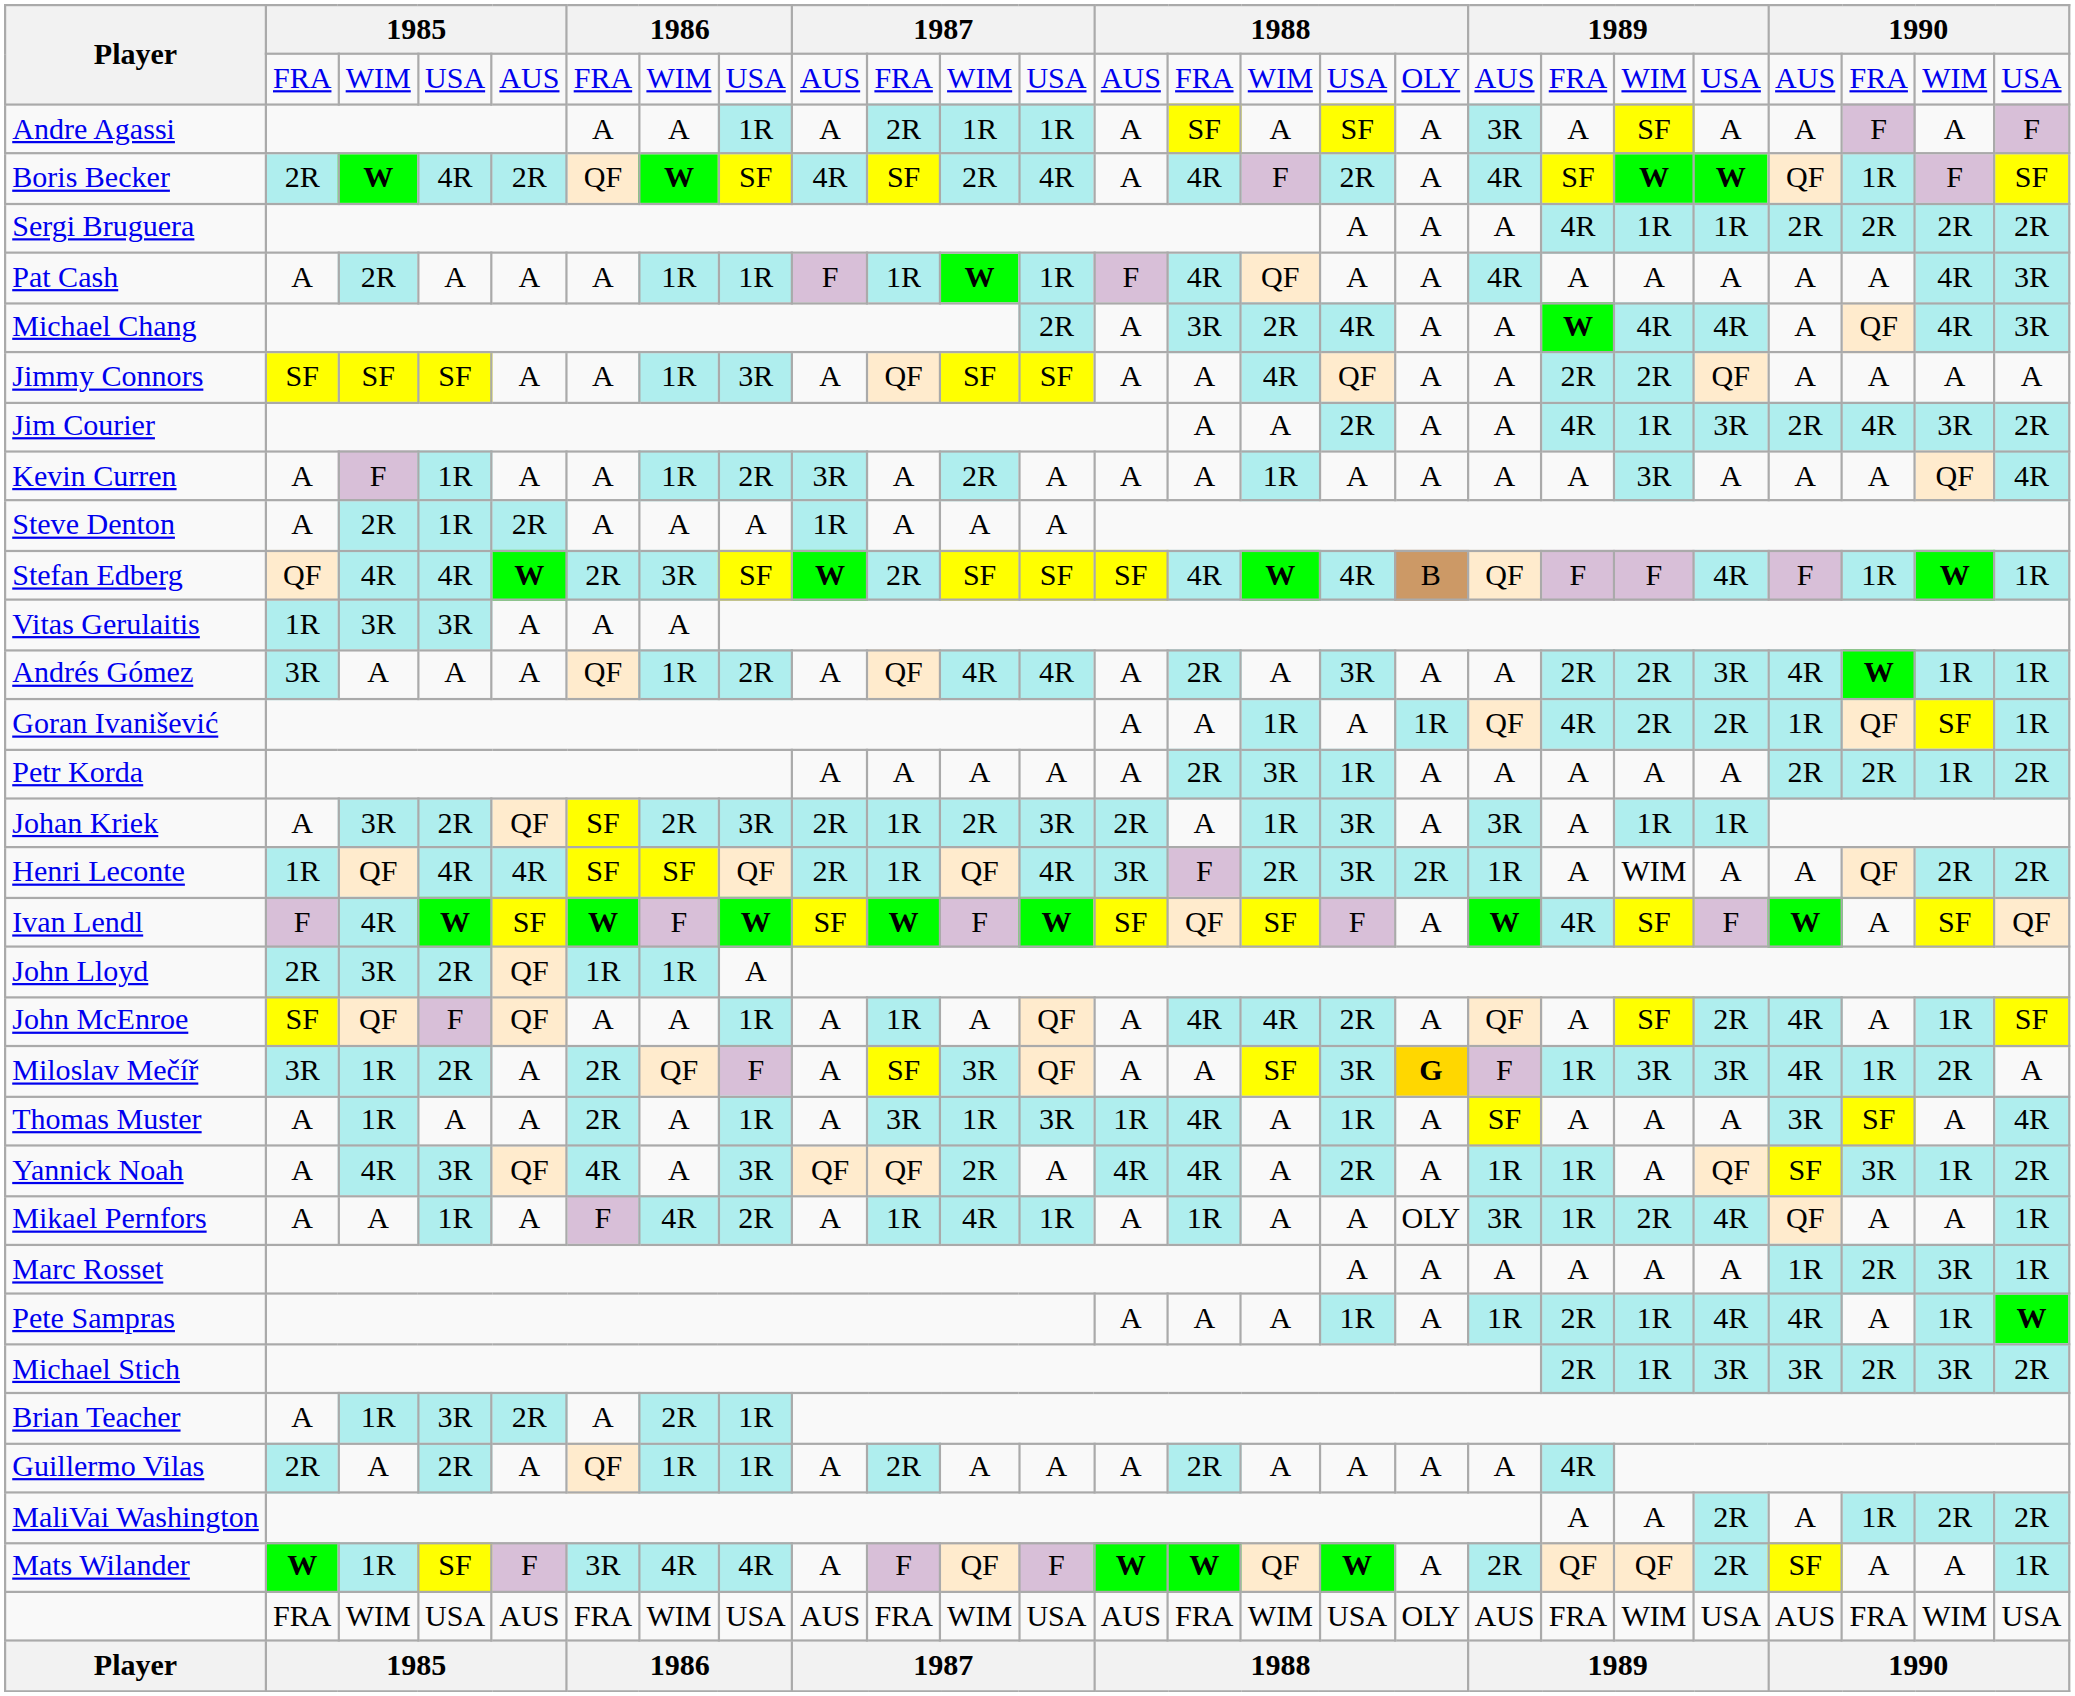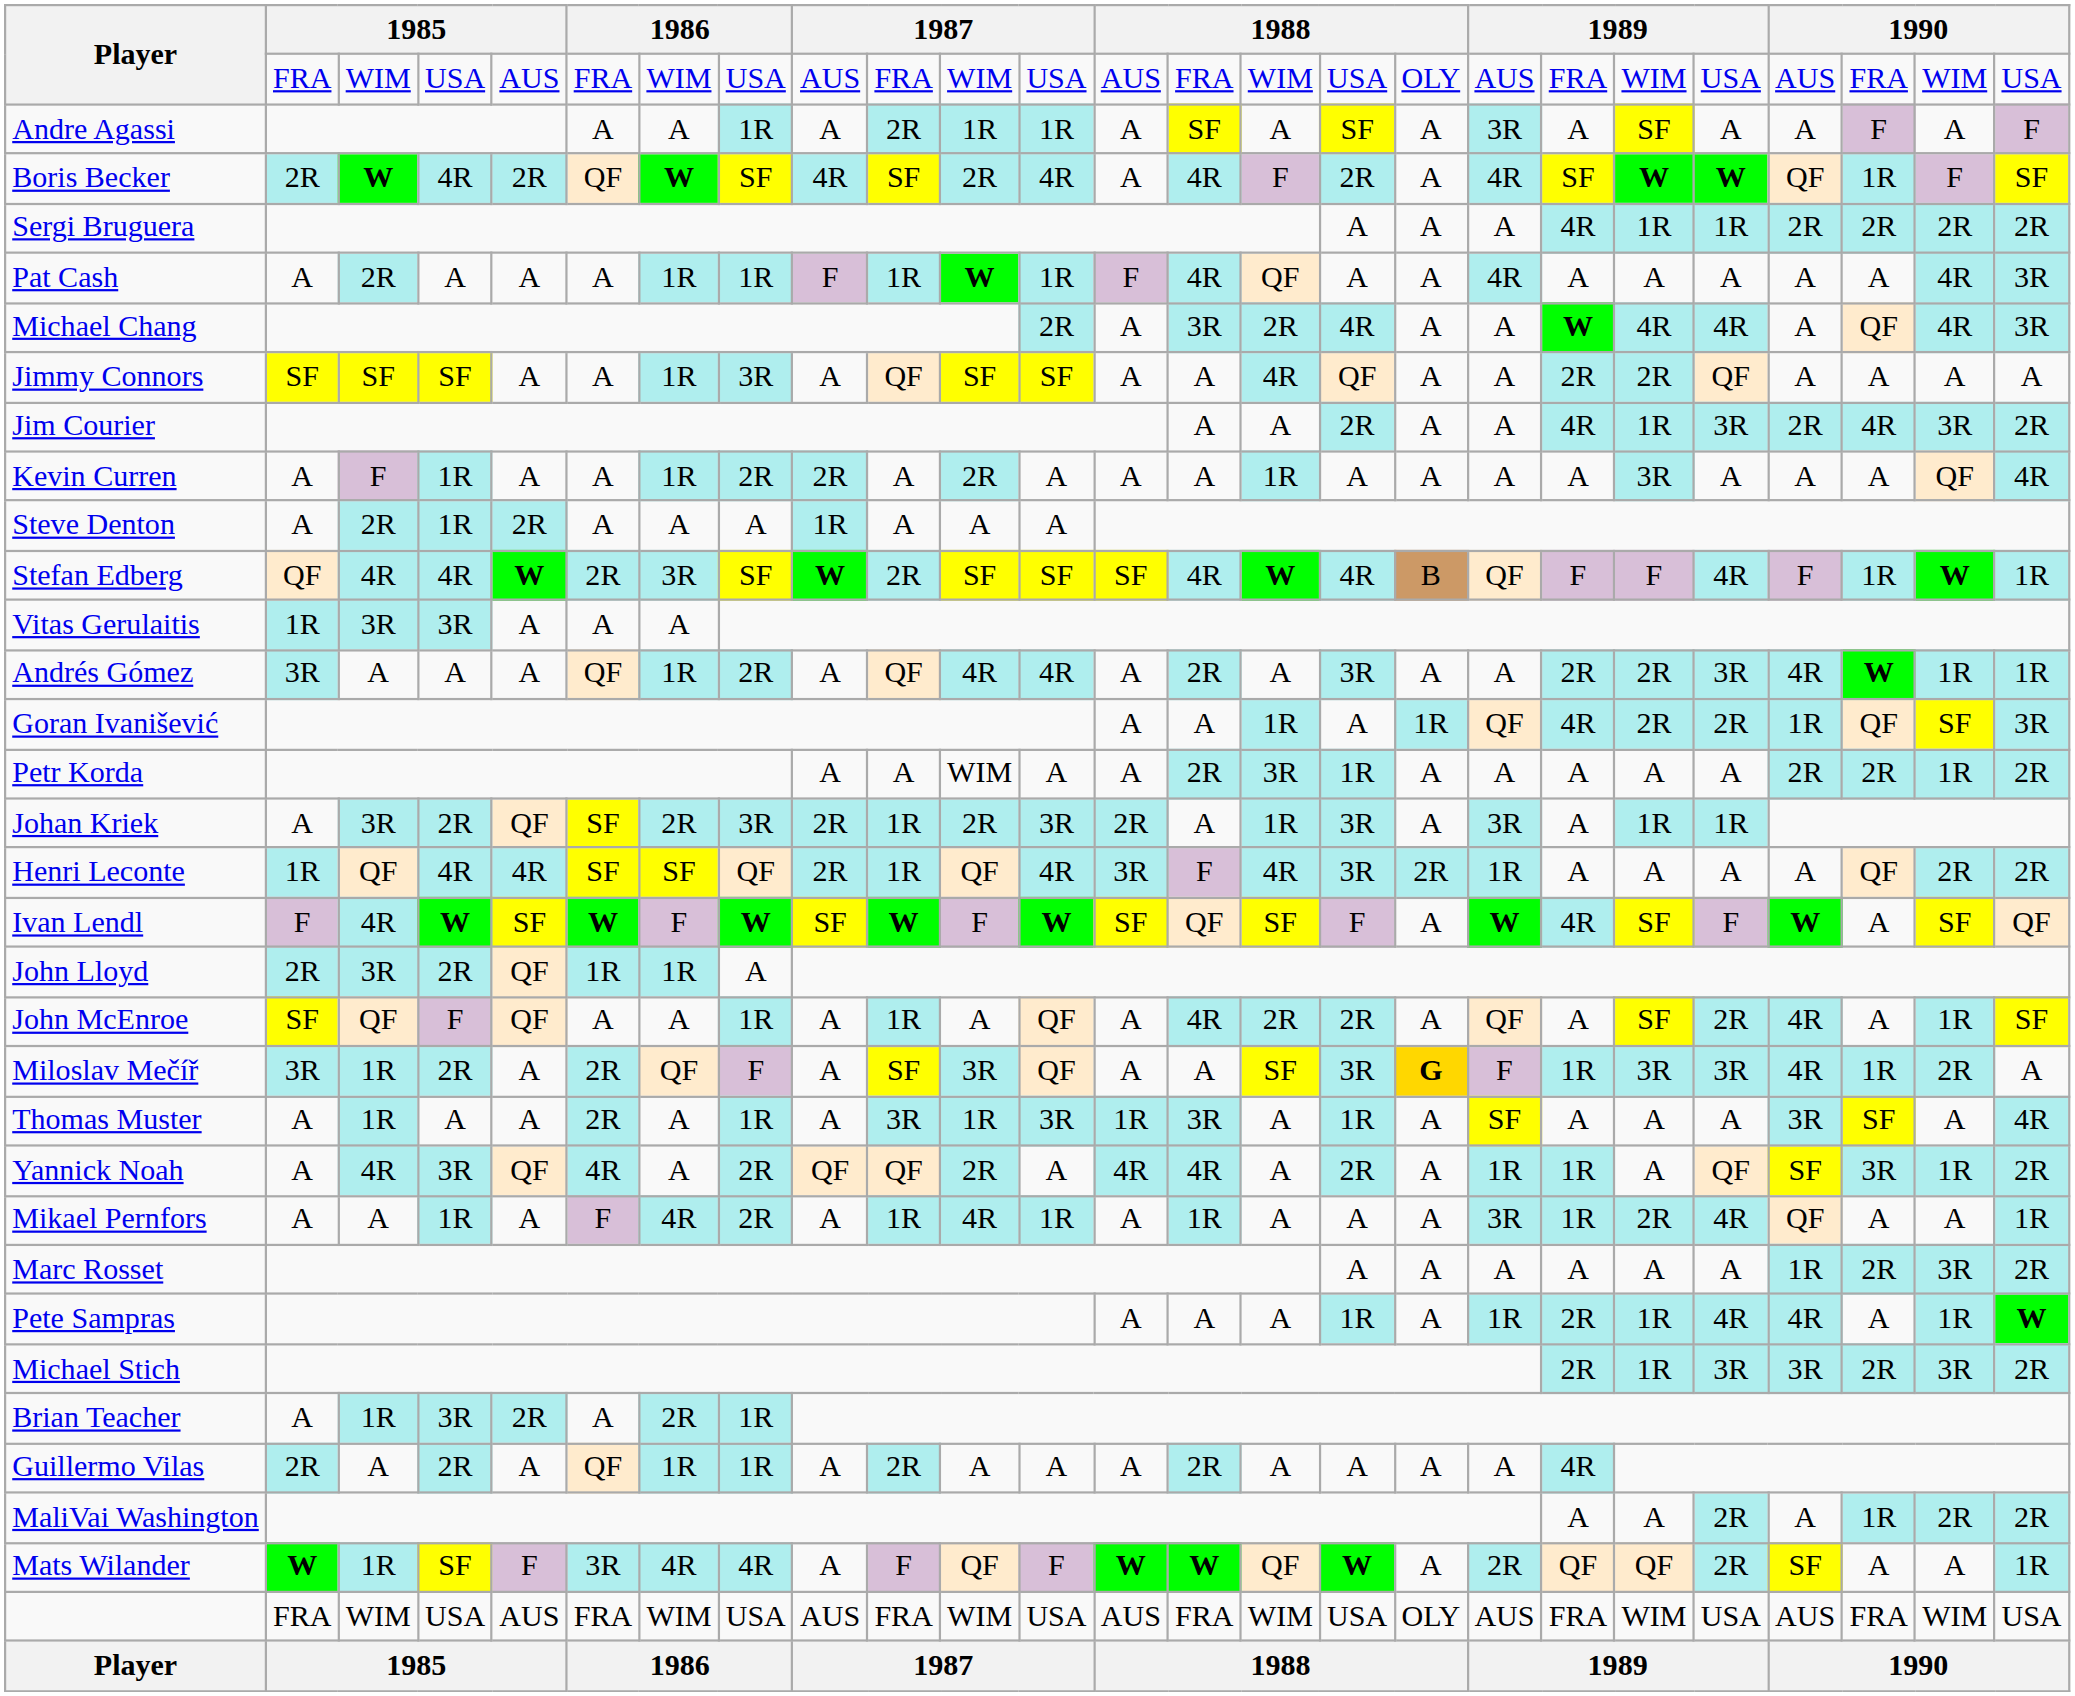(830, 475) 3R -> (830, 475) 2R
(2032, 723) 1R -> (2032, 723) 3R
(980, 772) A -> (980, 772) WIM
(1280, 871) 2R -> (1280, 871) 4R
(1654, 871) WIM -> (1654, 871) A
(1280, 1020) 4R -> (1280, 1020) 2R
(1204, 1119) 4R -> (1204, 1119) 3R
(756, 1169) 3R -> (756, 1169) 2R
(1431, 1218) OLY -> (1431, 1218) A
(2032, 1268) 1R -> (2032, 1268) 2R
